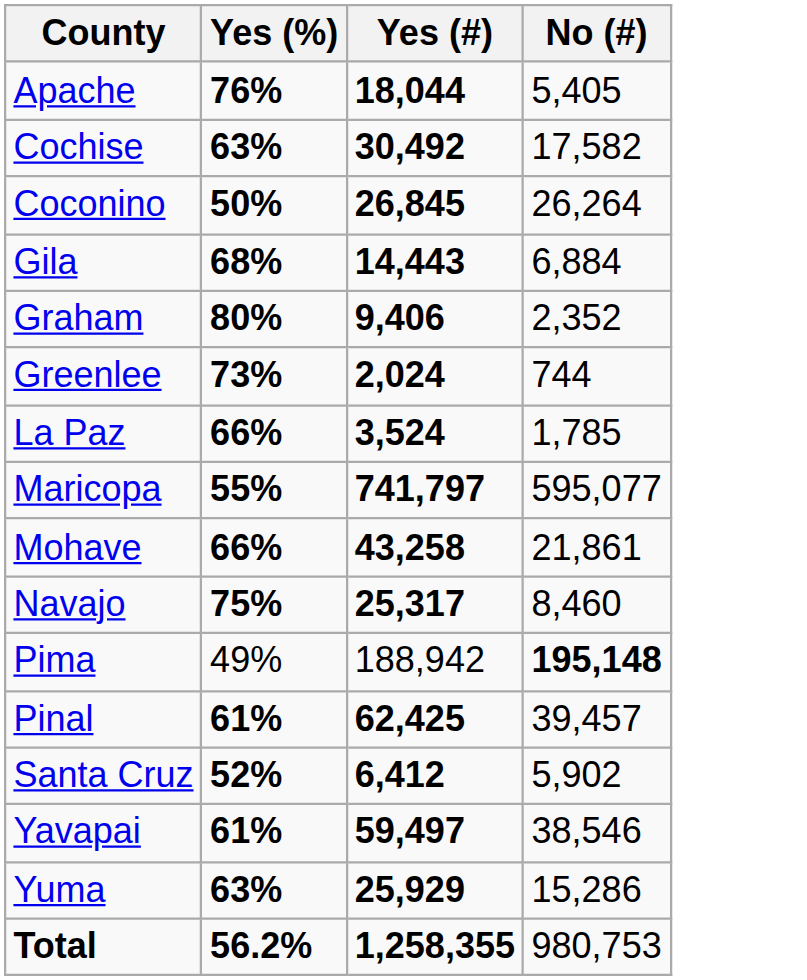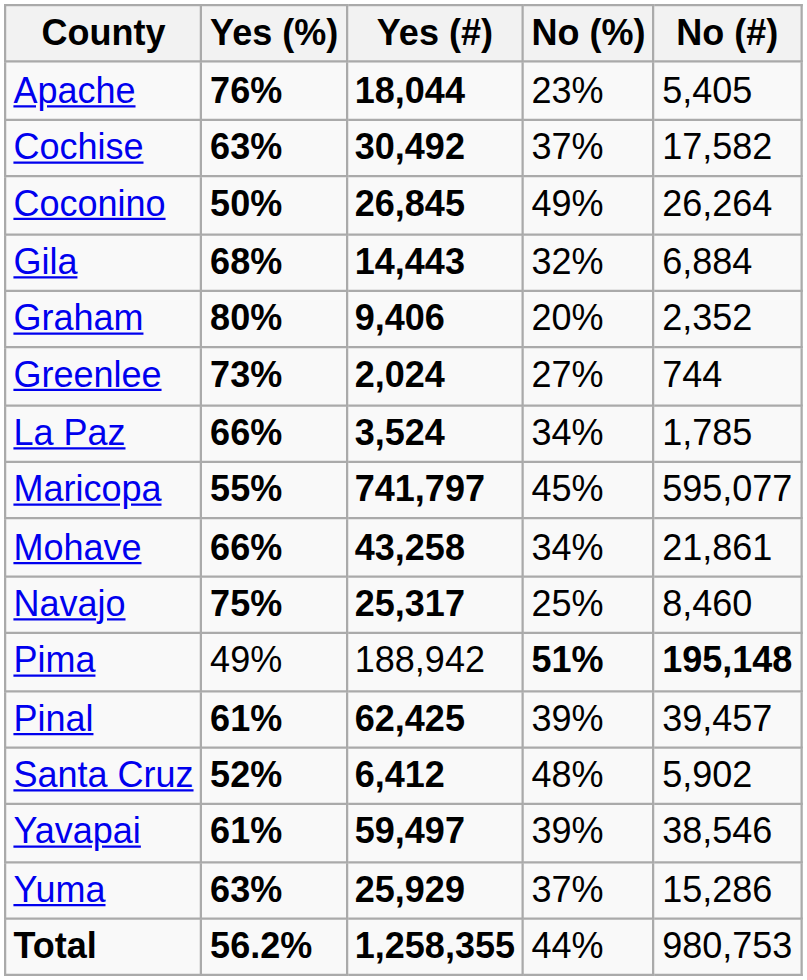+ column: (589, 33)
